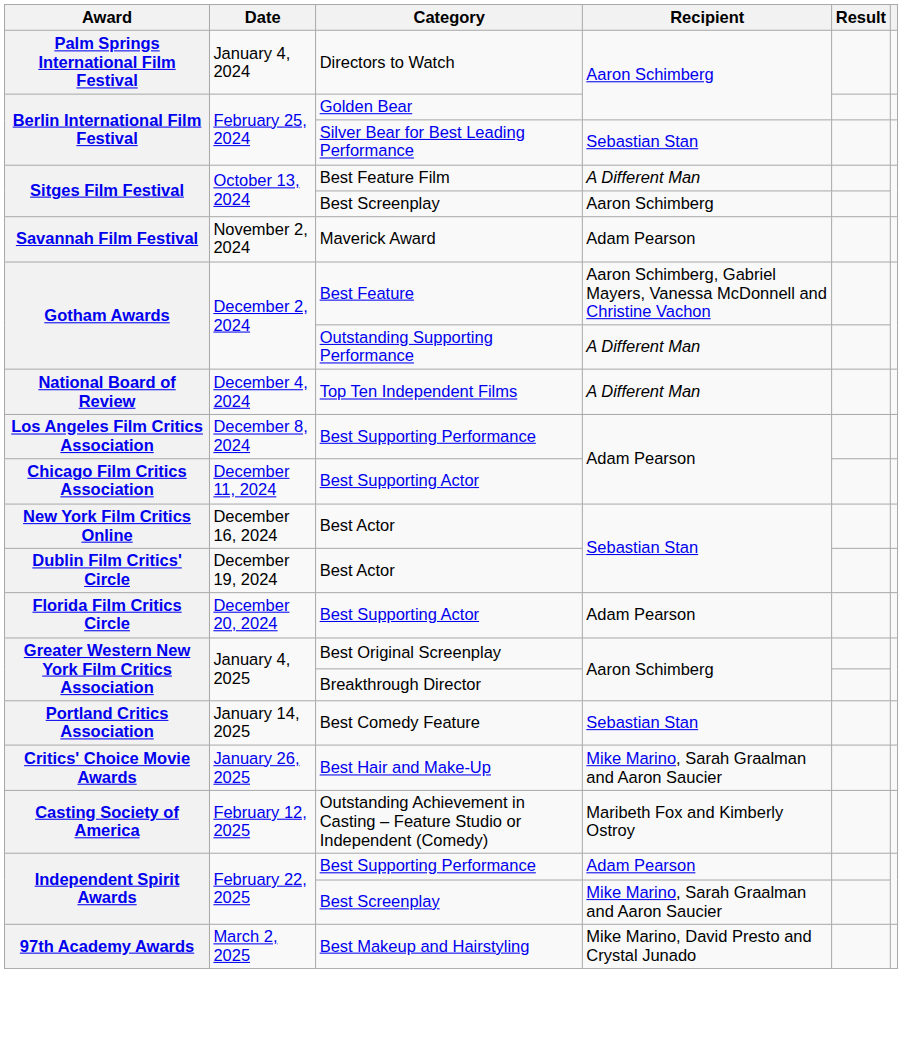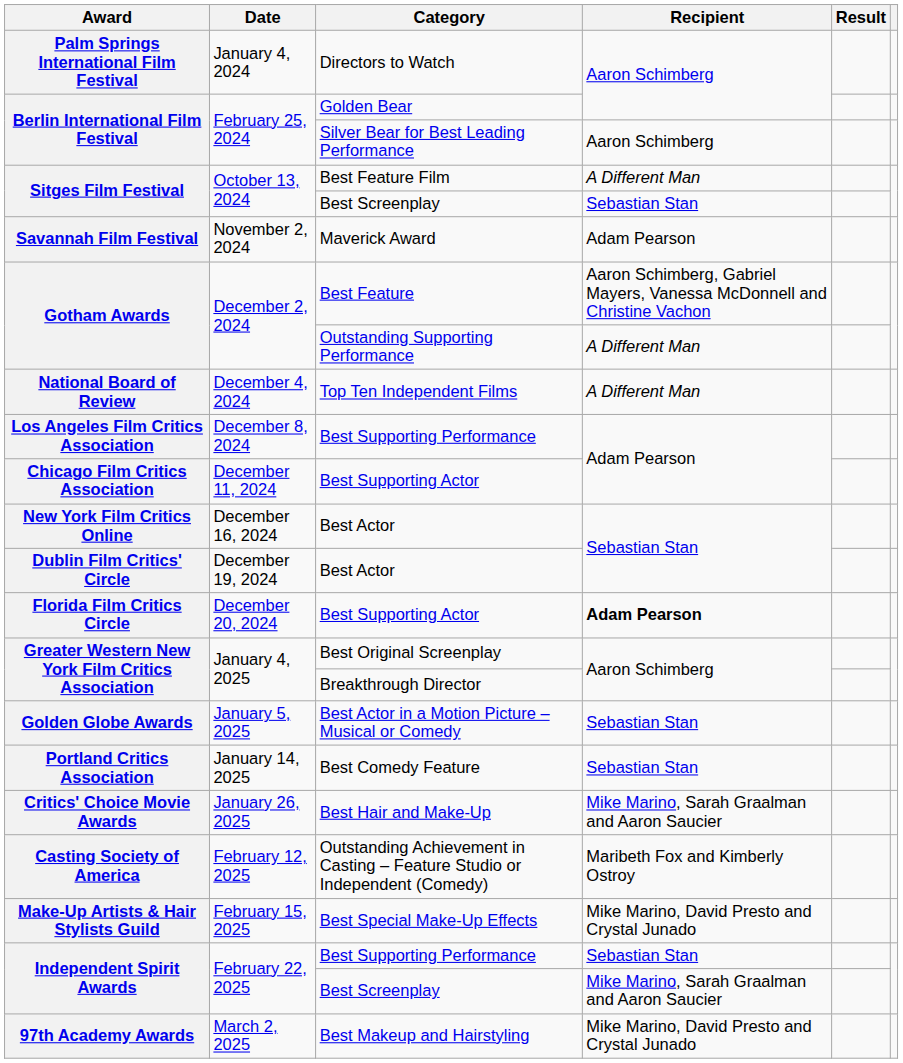(642, 142) Sebastian Stan -> (650, 142) Aaron Schimberg
(650, 203) Aaron Schimberg -> (642, 203) Sebastian Stan
(641, 615) normal -> (644, 615) bold
+ row: (107, 723)
+ row: (107, 920)
(641, 866) Adam Pearson -> (642, 955) Sebastian Stan
